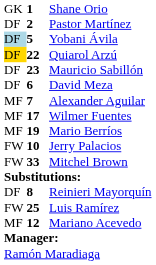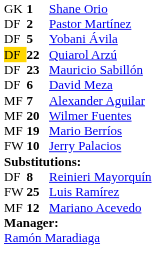(12, 39) lightblue background -> (12, 39) no background
(33, 115) 17 -> (33, 115) 20
- row: (88, 161)
